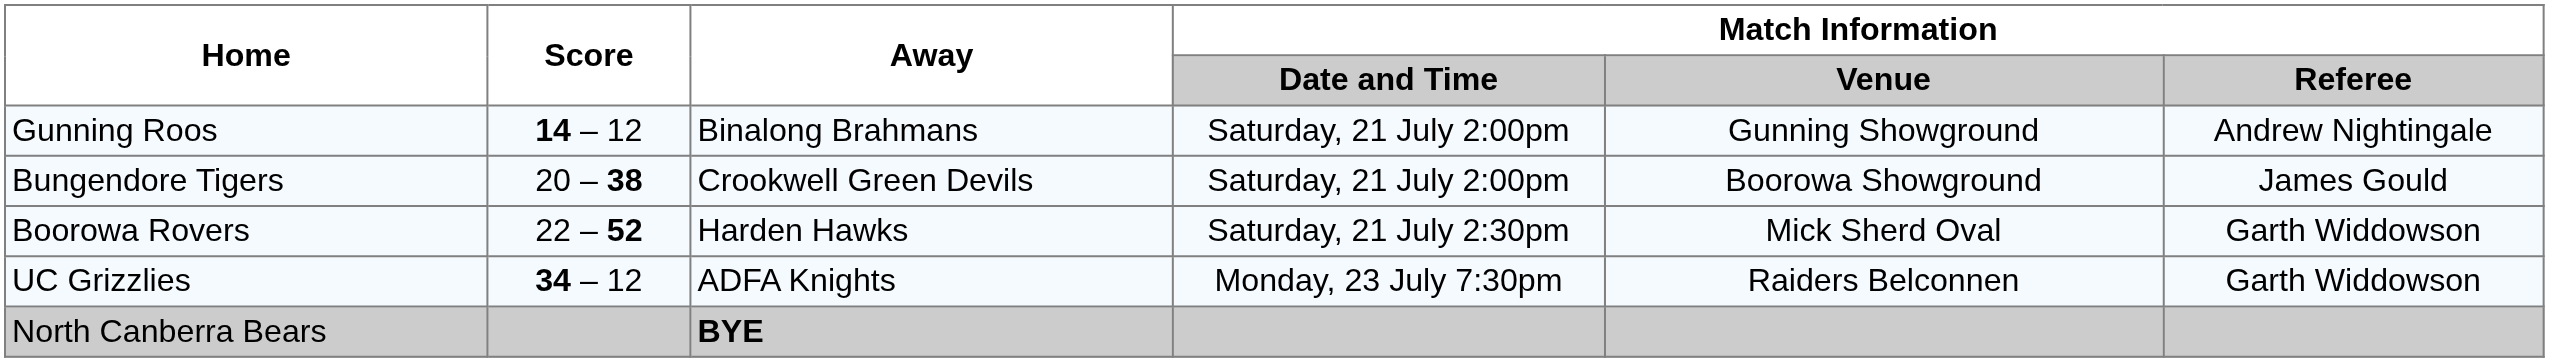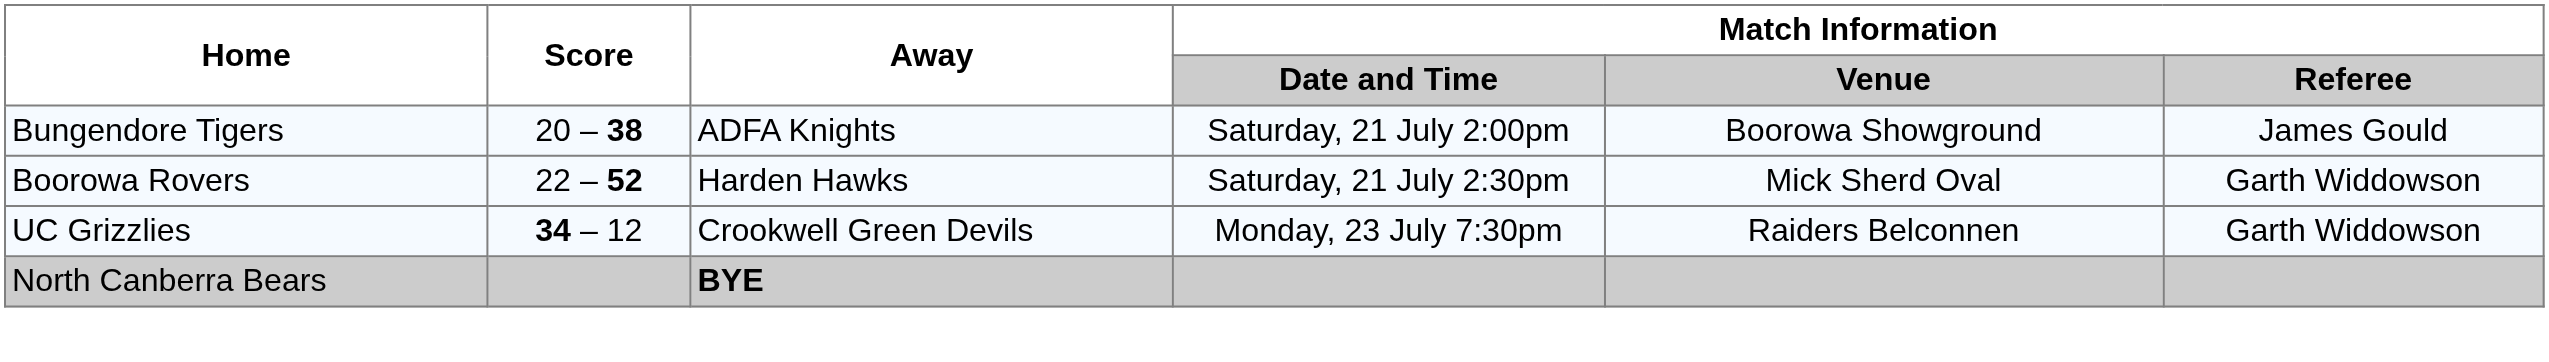- row: (115, 130)
(865, 180) Crookwell Green Devils -> (797, 130) ADFA Knights
(797, 280) ADFA Knights -> (865, 230) Crookwell Green Devils
